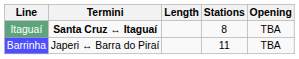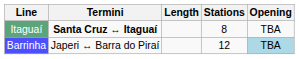(224, 45) 11 -> (224, 45) 12
(271, 45) no background -> (271, 45) lightblue background
